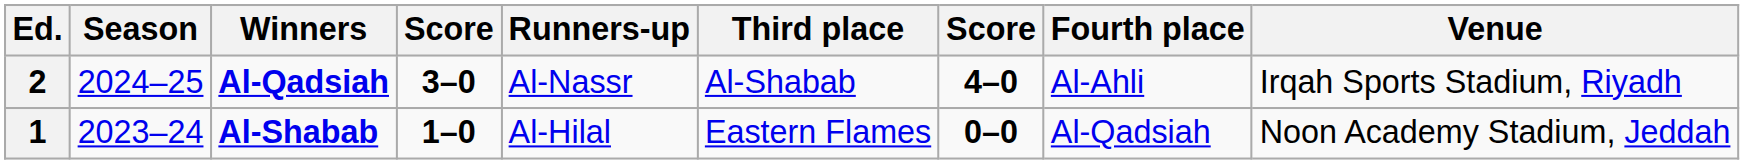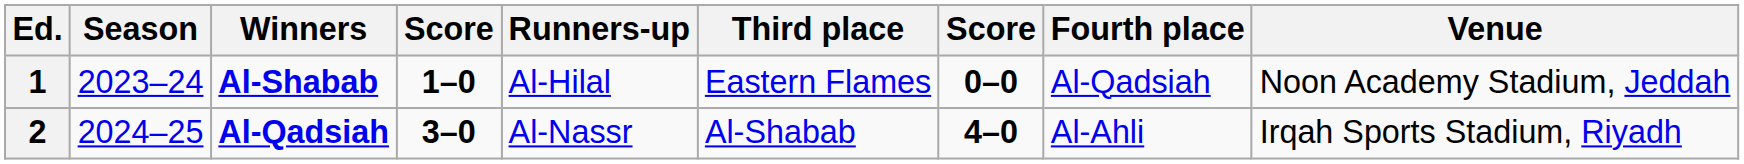rows swapped: (38, 132) <-> (38, 81)
